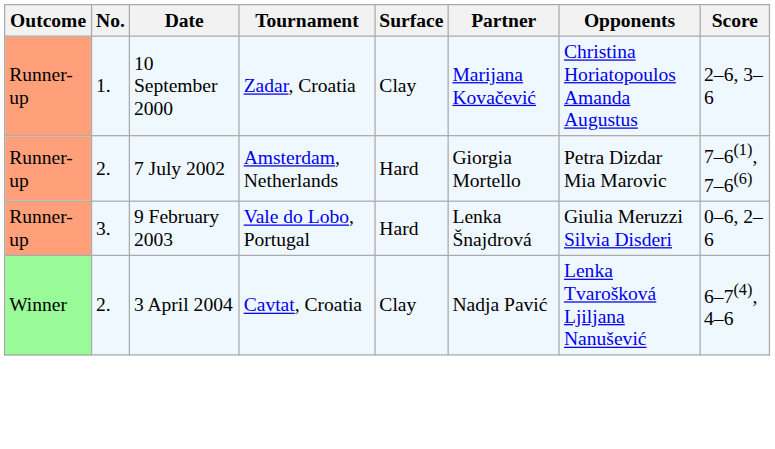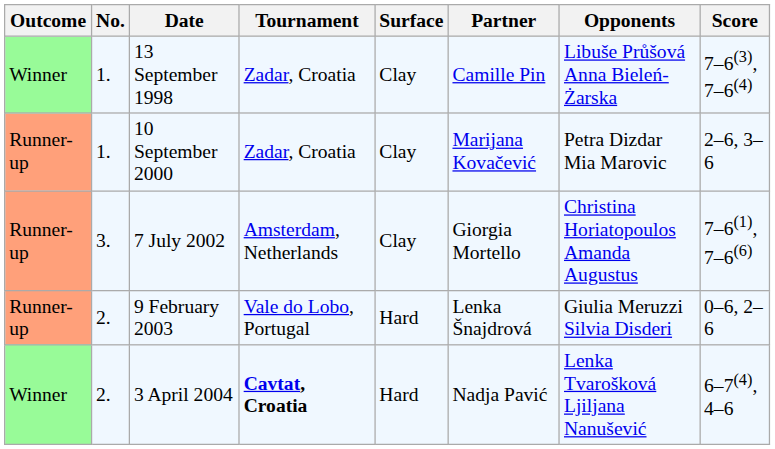+ row: (176, 74)
(620, 85) Christina Horiatopoulos Amanda Augustus -> (615, 151) Petra Dizdar Mia Marovic
(103, 167) 2. -> (103, 239) 3.
(399, 167) Hard -> (398, 239) Clay
(615, 167) Petra Dizdar Mia Marovic -> (620, 239) Christina Horiatopoulos Amanda Augustus
(103, 227) 3. -> (103, 316) 2.
(303, 304) normal -> (276, 394) bold
(398, 304) Clay -> (399, 394) Hard
